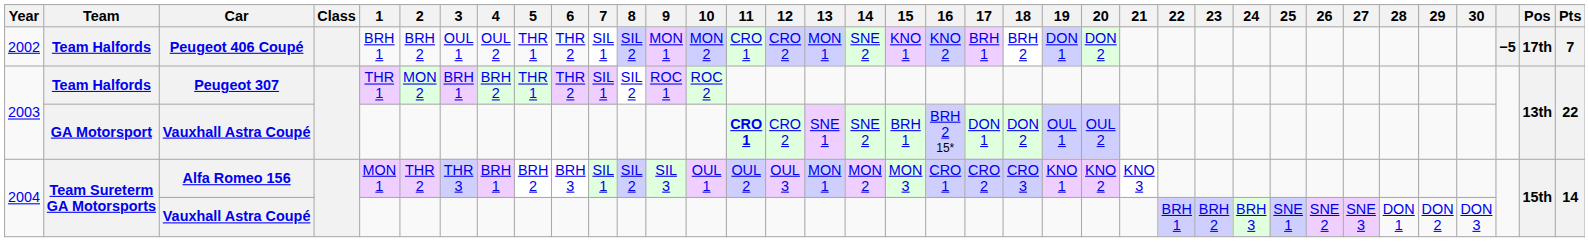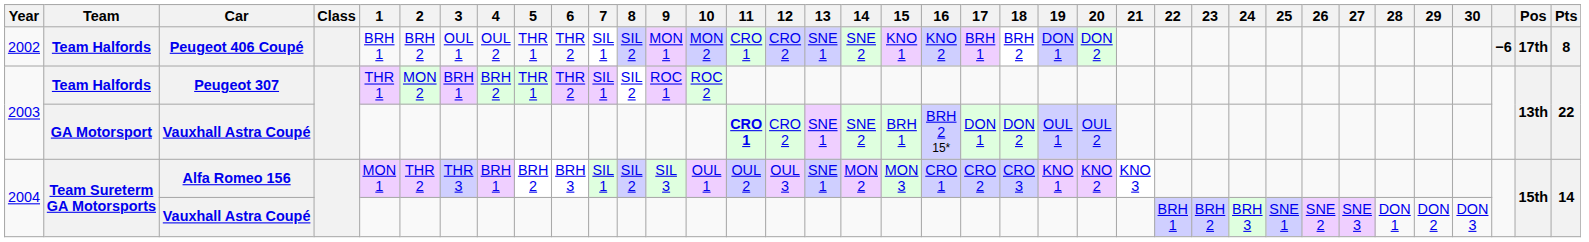(825, 46) MON 1 -> (823, 46) SNE 1
(1507, 46) −5 -> (1503, 46) −6
(1570, 46) 7 -> (1566, 46) 8
(825, 178) MON 1 -> (823, 178) SNE 1
